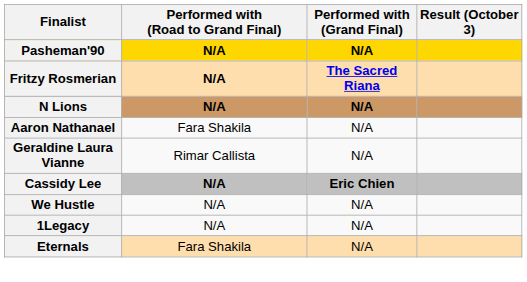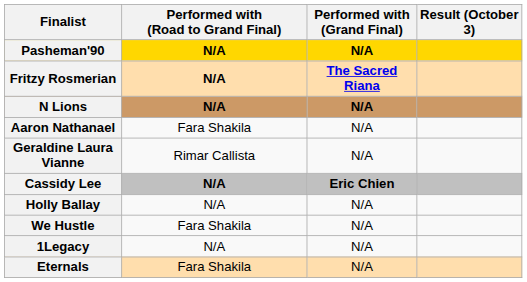+ row: (63, 204)
(214, 204) N/A -> (214, 225) Fara Shakila
